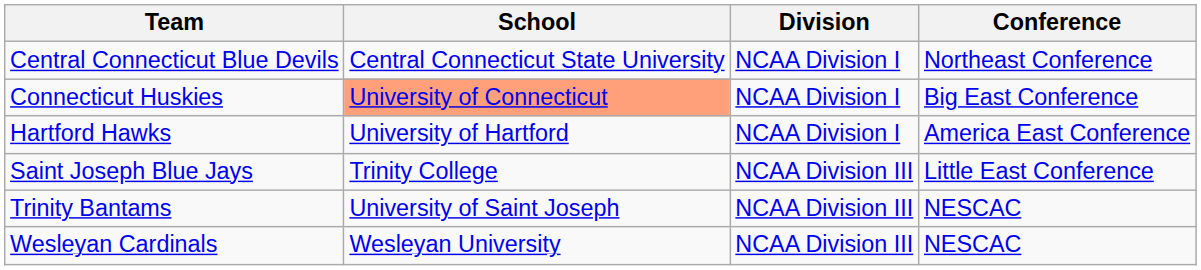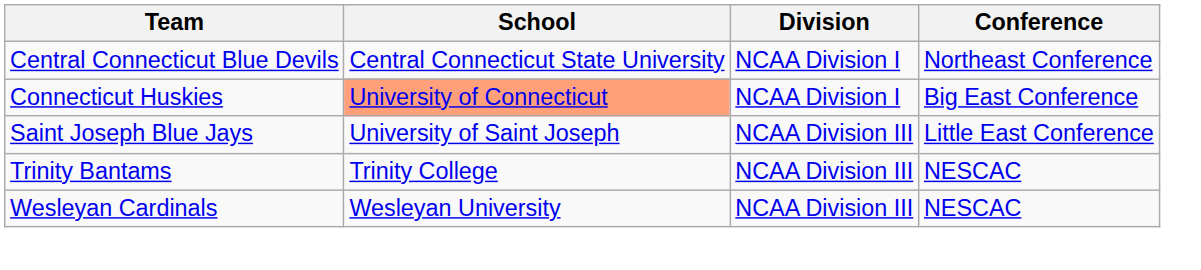- row: (91, 134)
(424, 171) Trinity College -> (484, 134) University of Saint Joseph
(484, 208) University of Saint Joseph -> (424, 171) Trinity College
